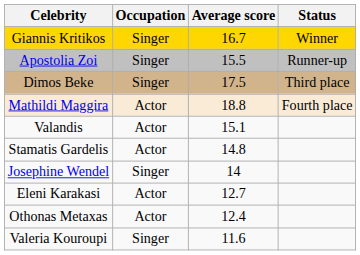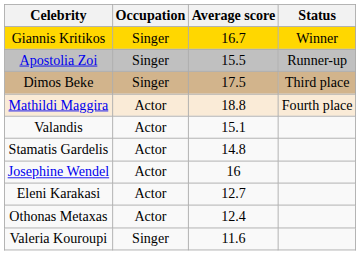(150, 171) Singer -> (150, 171) Actor
(234, 171) 14 -> (234, 171) 16
